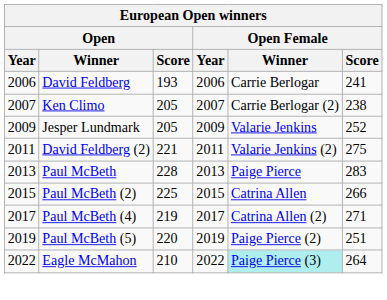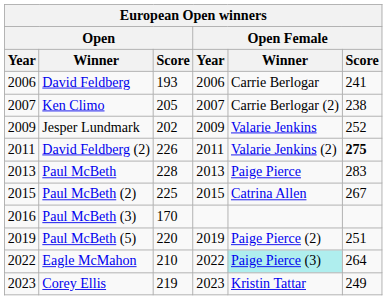(167, 127) 205 -> (167, 127) 202
(167, 149) 221 -> (167, 149) 226
(356, 149) normal -> (356, 149) bold
(356, 194) 266 -> (356, 194) 267
+ row: (89, 216)
- row: (89, 216)
+ row: (74, 283)
